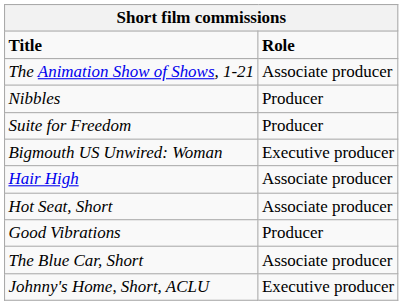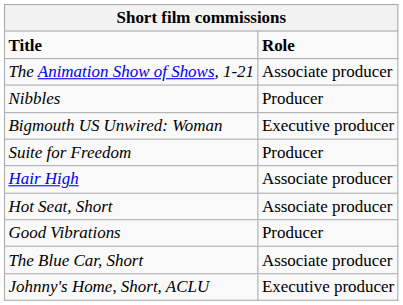rows swapped: (115, 152) <-> (70, 125)
